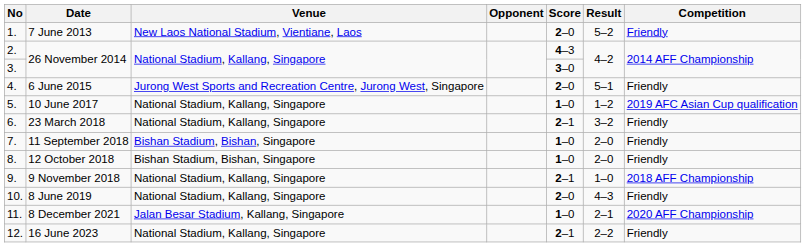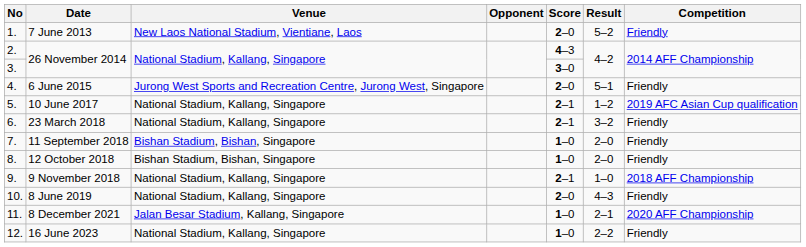(565, 104) 1–0 -> (565, 104) 2–1
(565, 232) 2–1 -> (565, 232) 1–0
